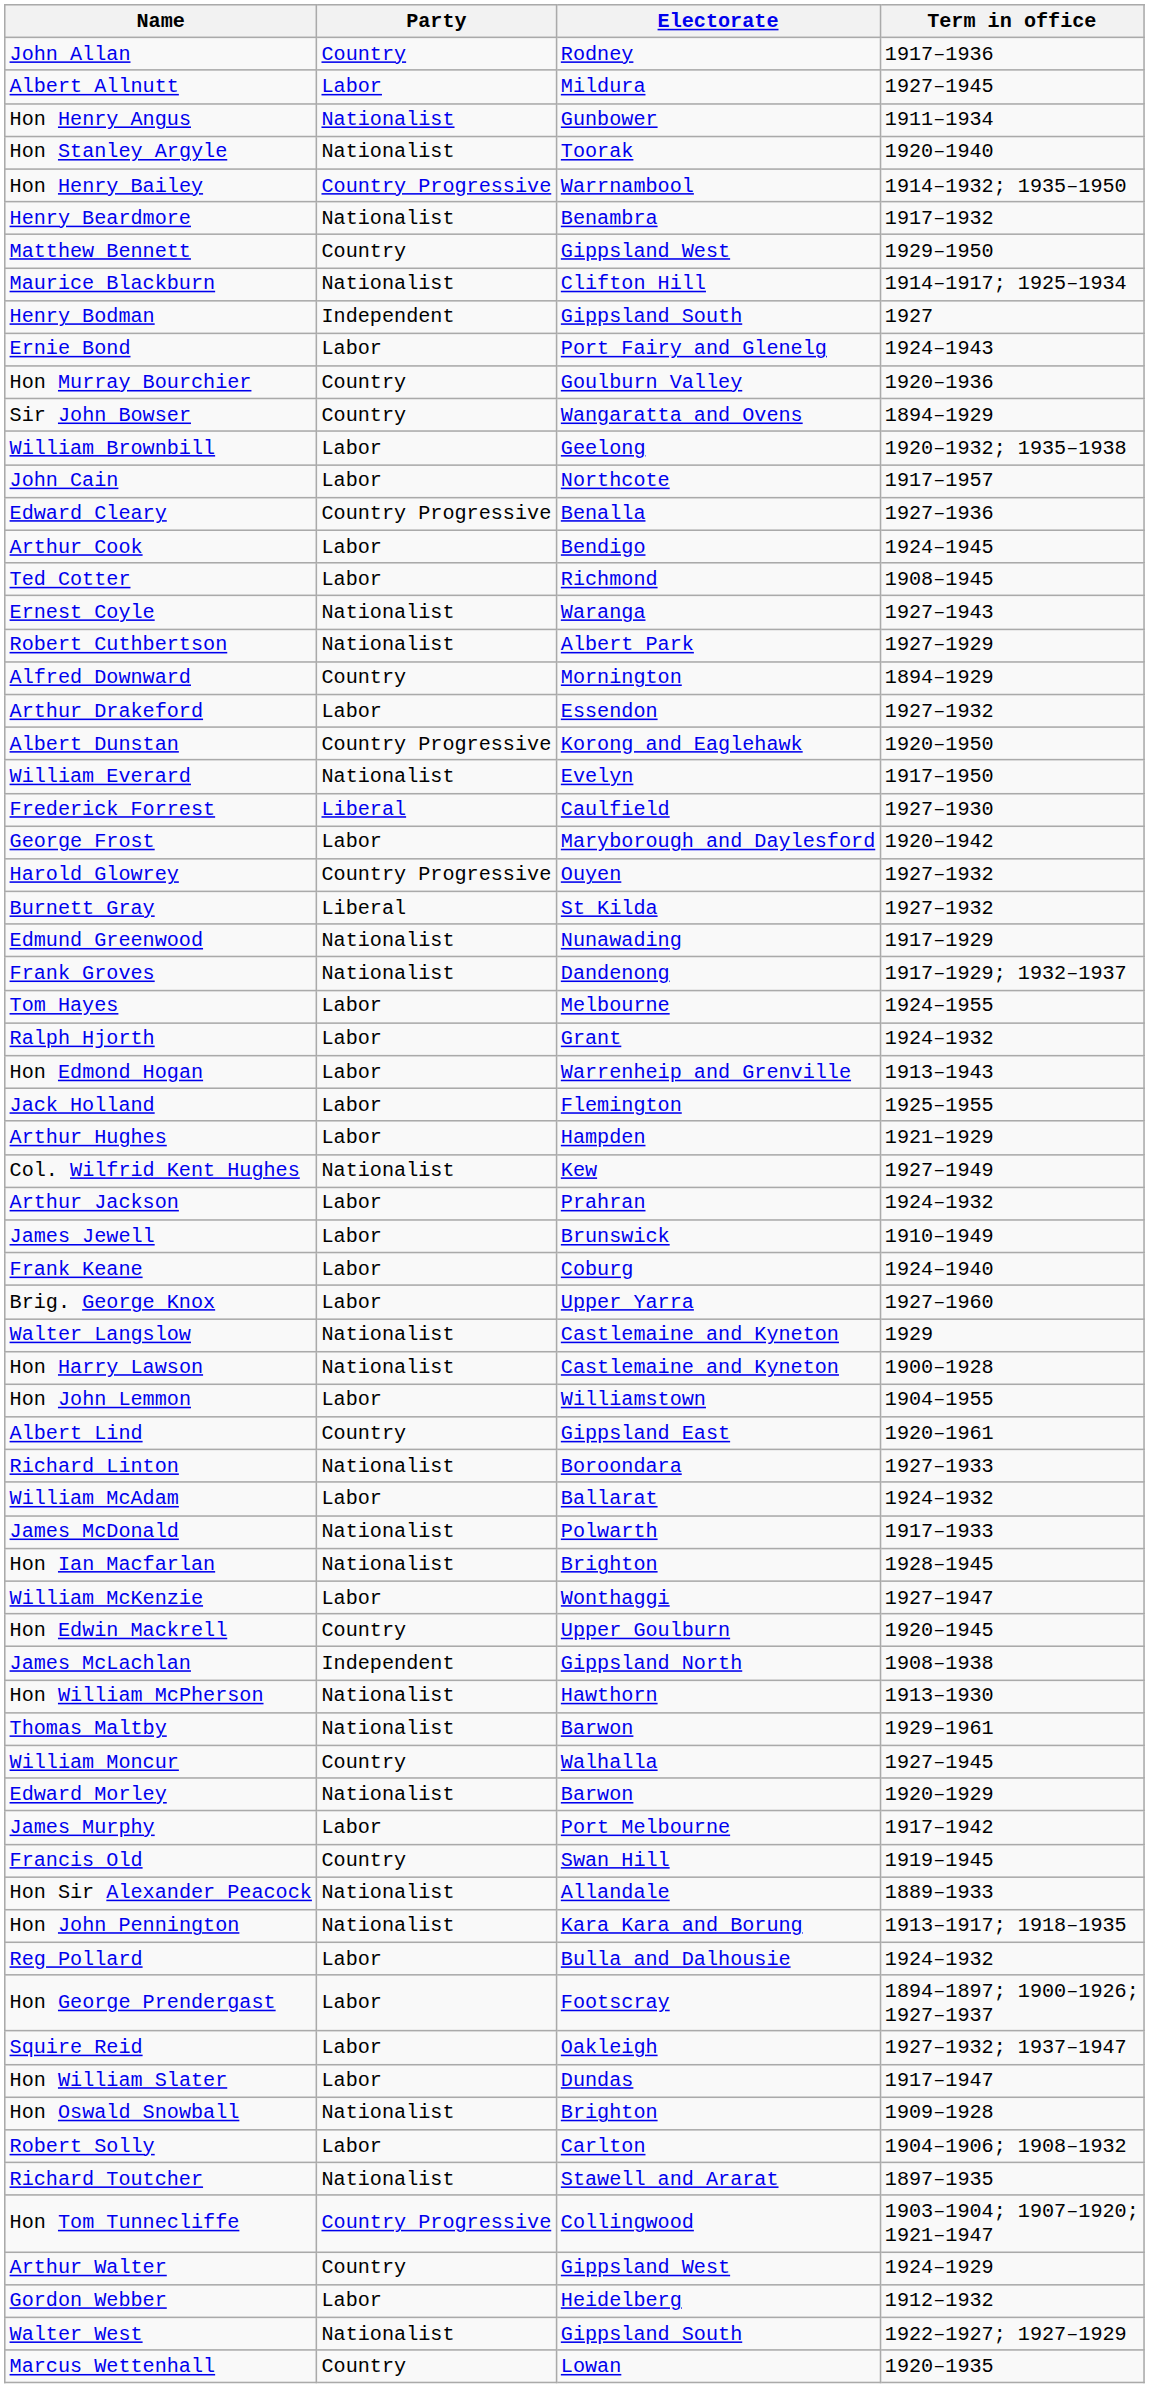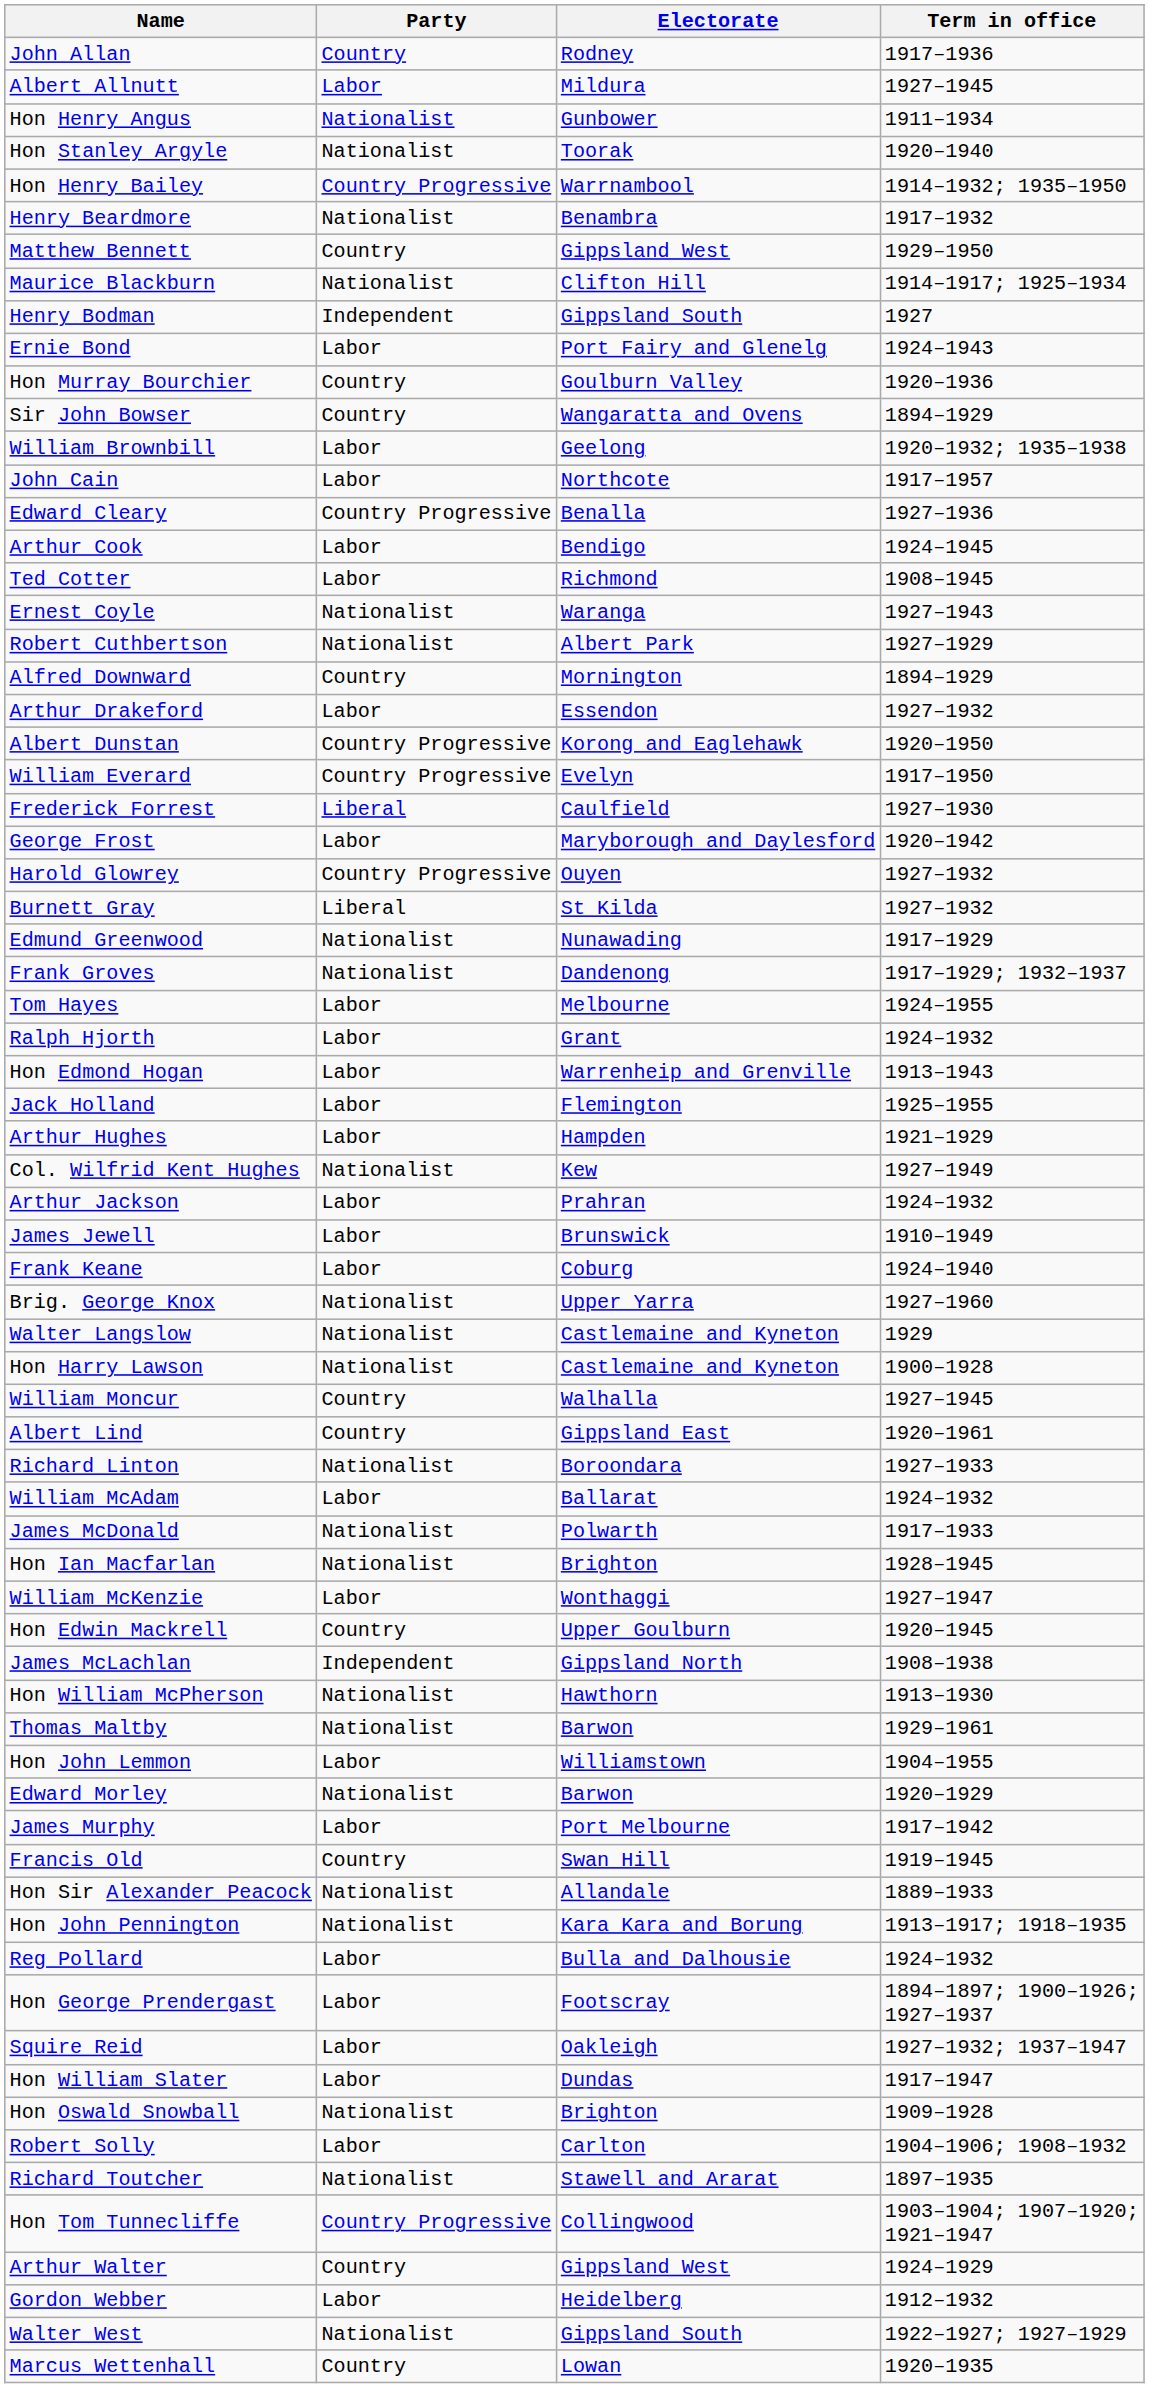(388, 777) Nationalist -> (436, 777) Country Progressive
(352, 1302) Labor -> (388, 1302) Nationalist
rows swapped: (100, 1401) <-> (94, 1762)
